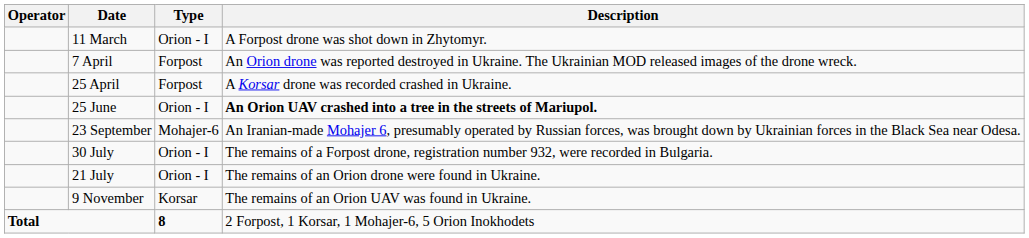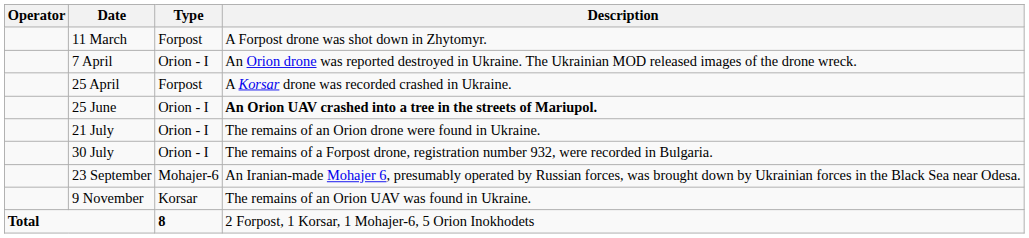(183, 38) Orion - I -> (180, 38) Forpost
(180, 61) Forpost -> (183, 61) Orion - I
rows swapped: (93, 175) <-> (112, 130)
